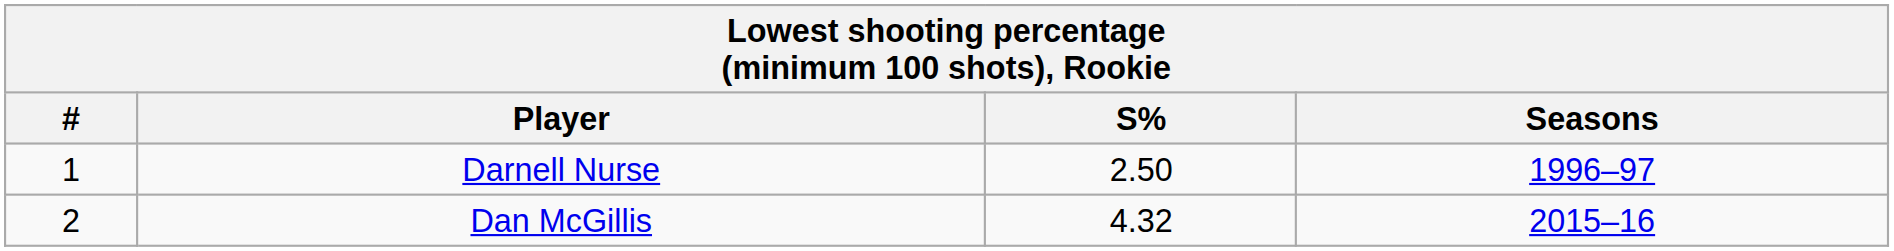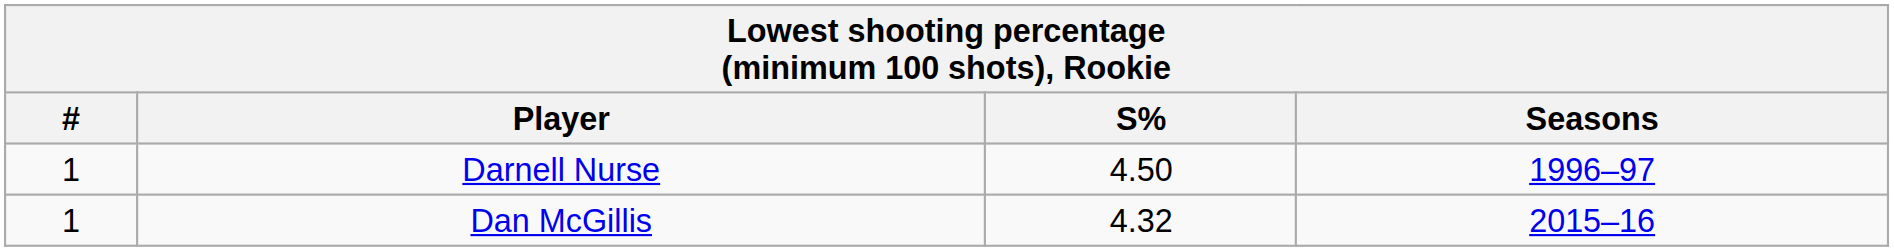(1141, 170) 2.50 -> (1141, 170) 4.50
(71, 221) 2 -> (71, 221) 1
